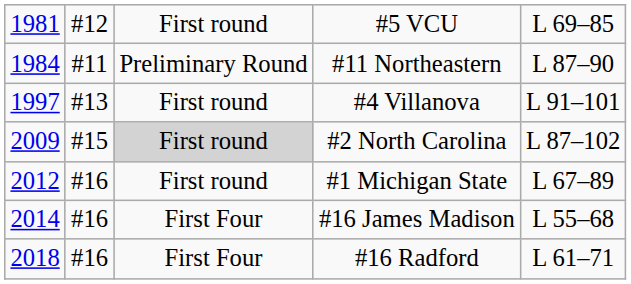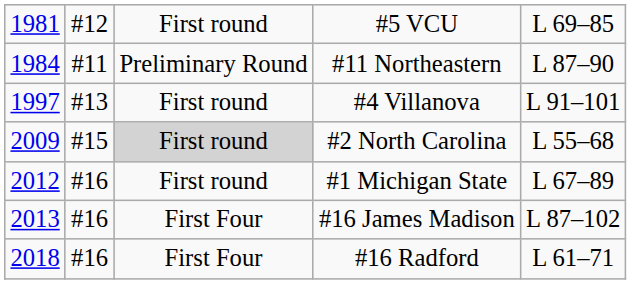(573, 141) L 87–102 -> (573, 141) L 55–68
(35, 219) 2014 -> (35, 219) 2013
(573, 219) L 55–68 -> (573, 219) L 87–102
